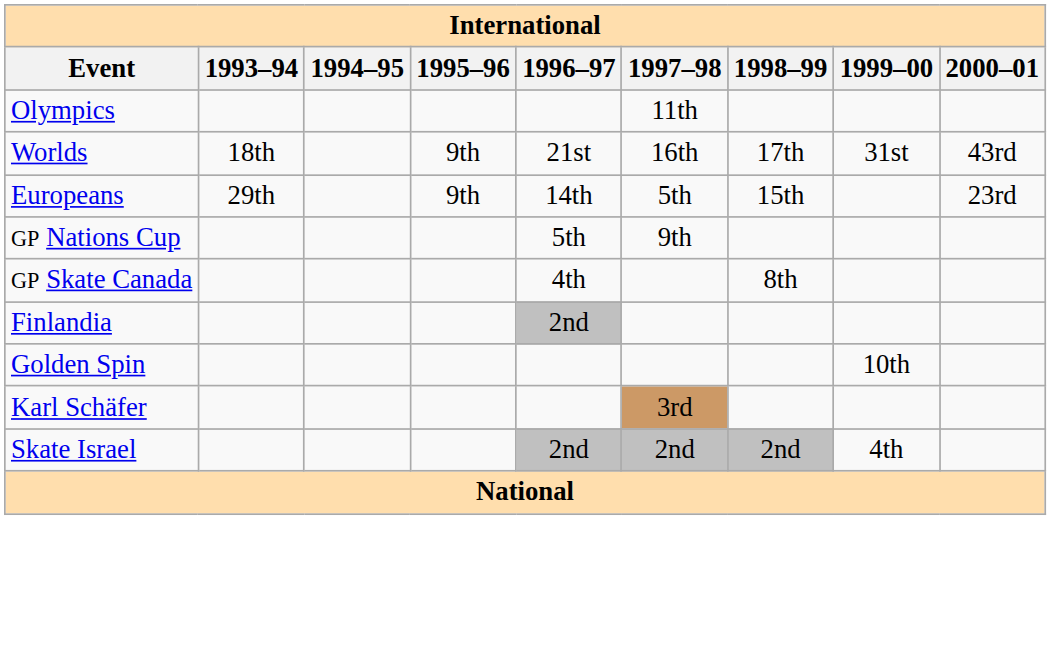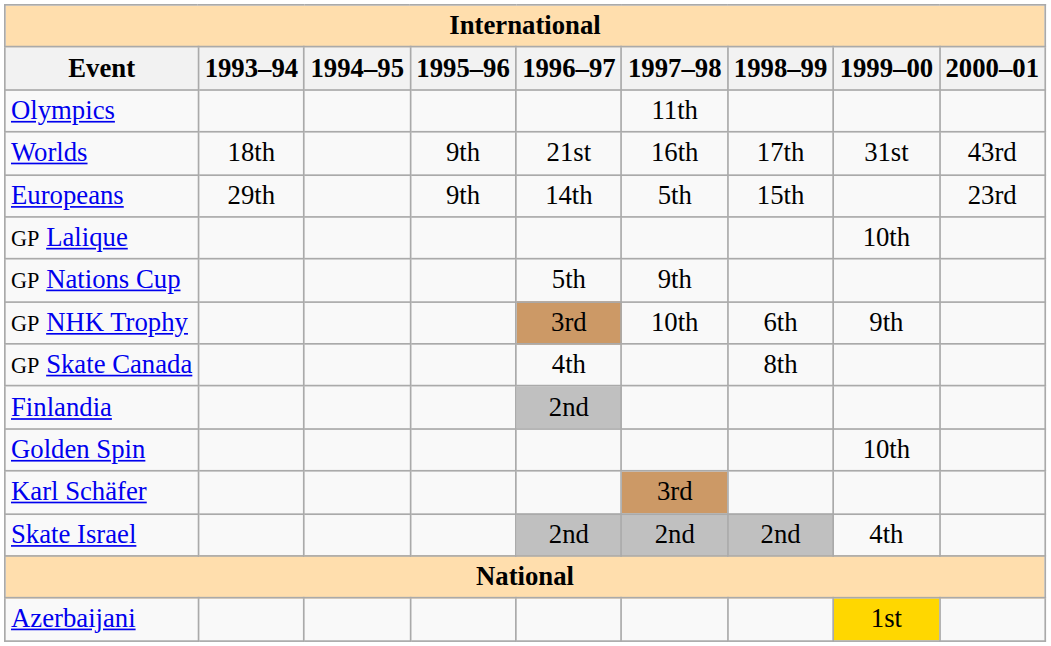+ row: (69, 237)
+ row: (99, 322)
+ row: (73, 618)
